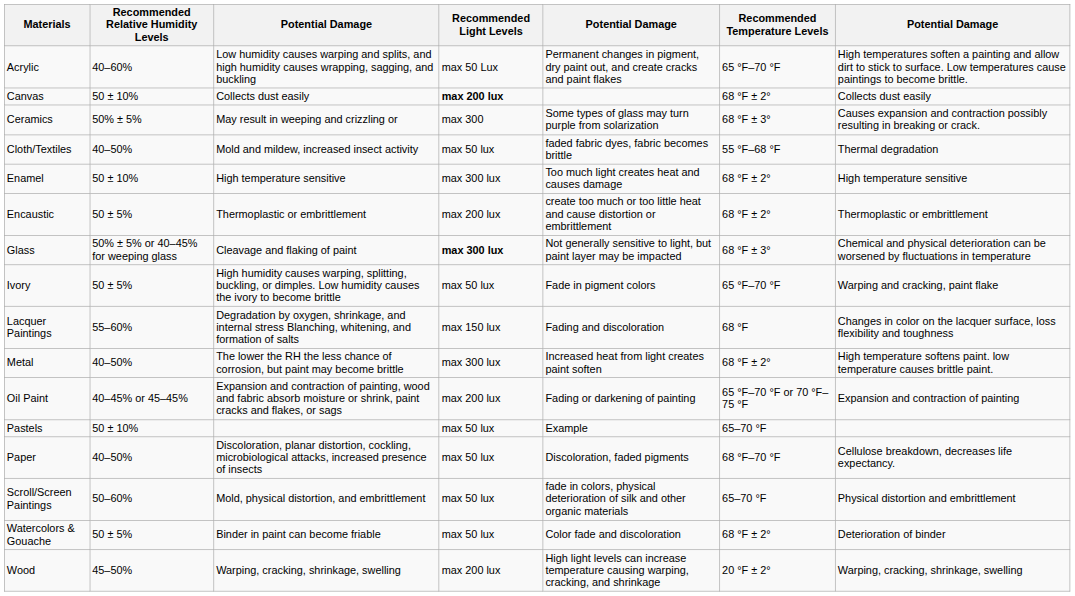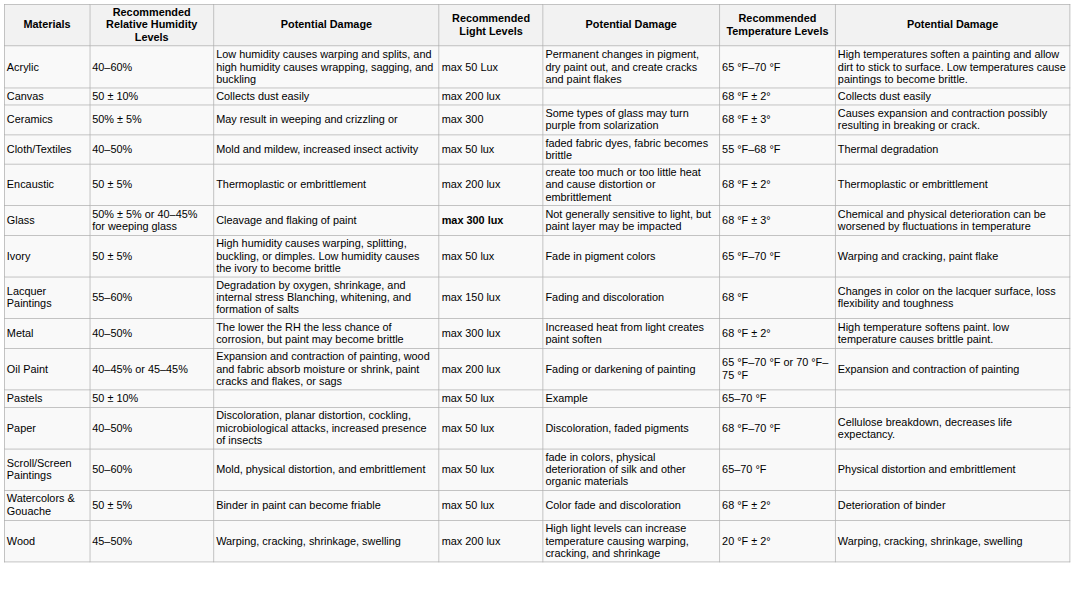(473, 96) bold -> (471, 96) normal
- row: (25, 178)
